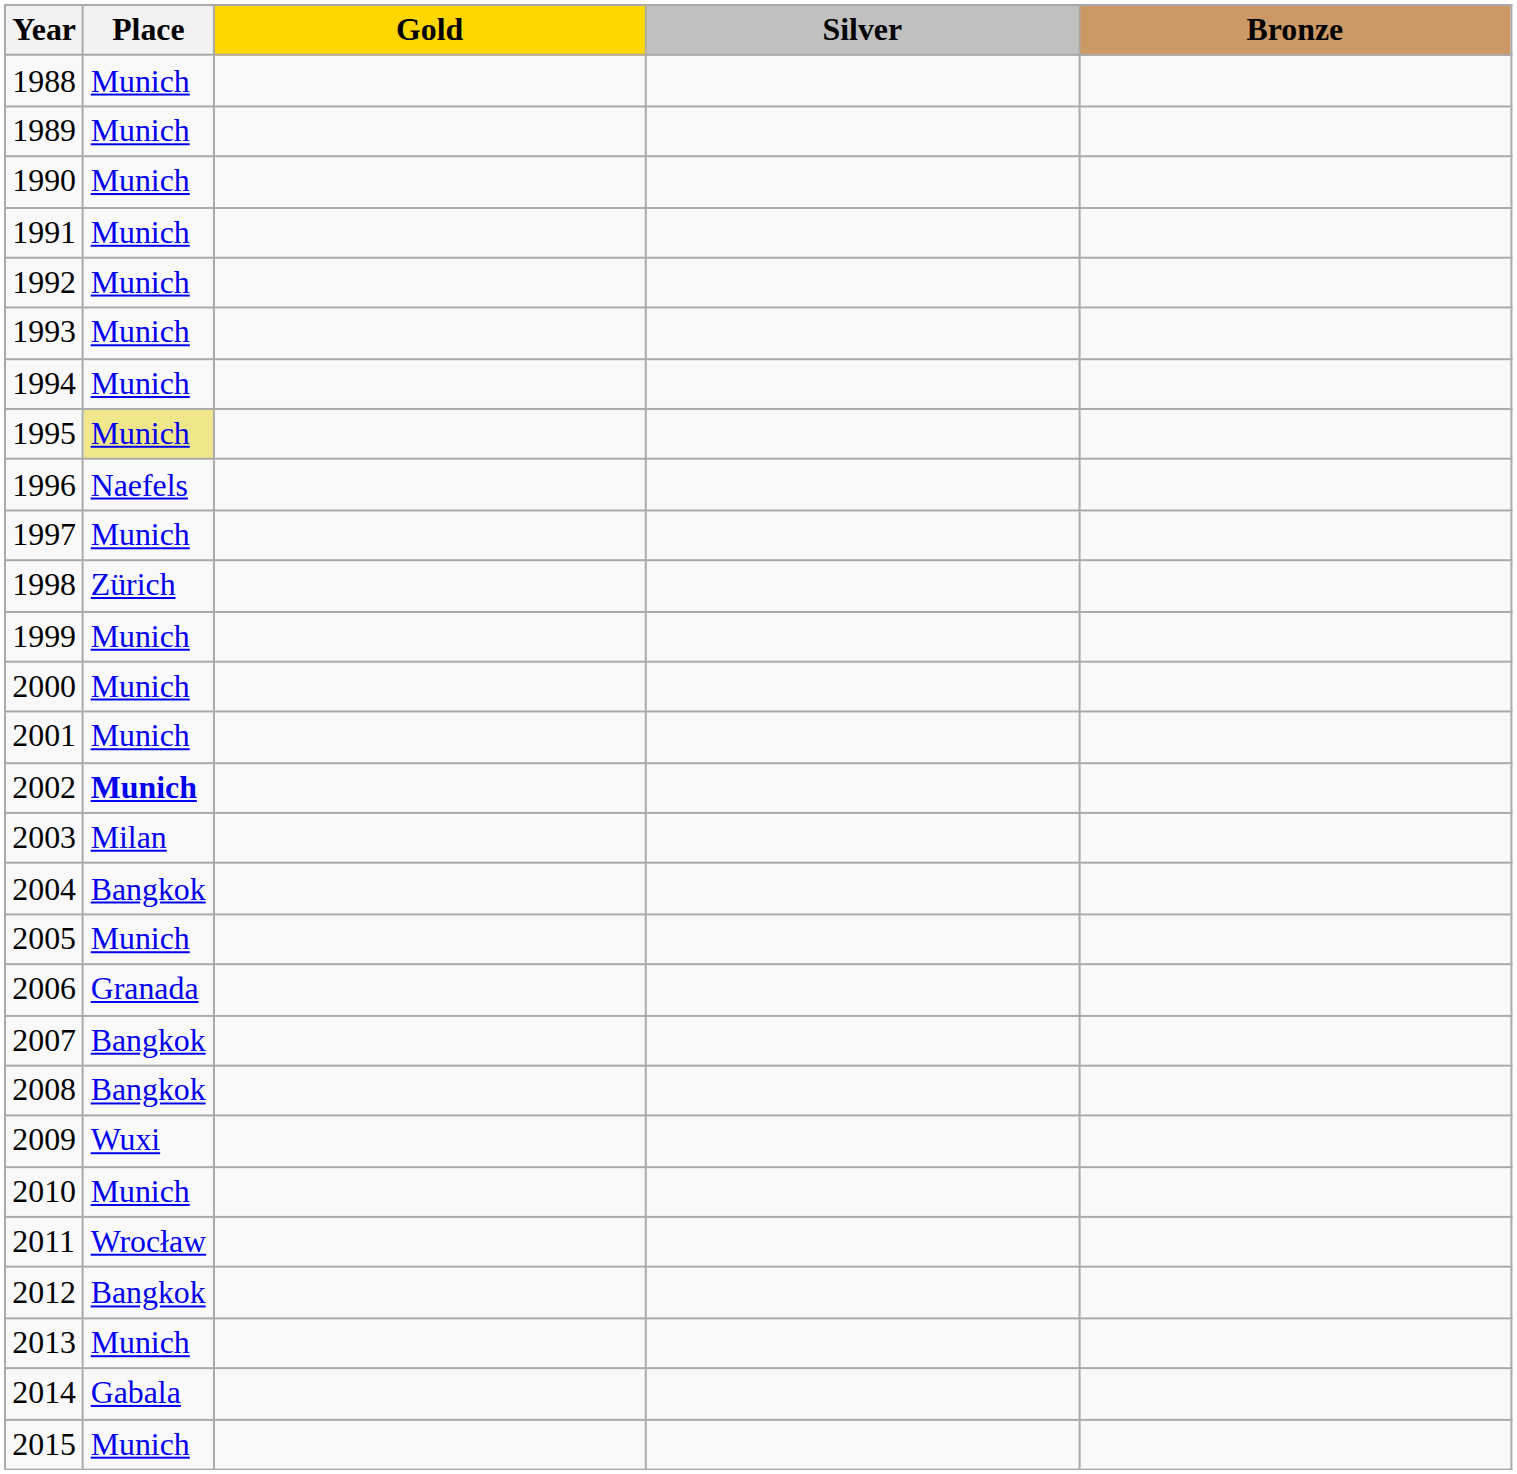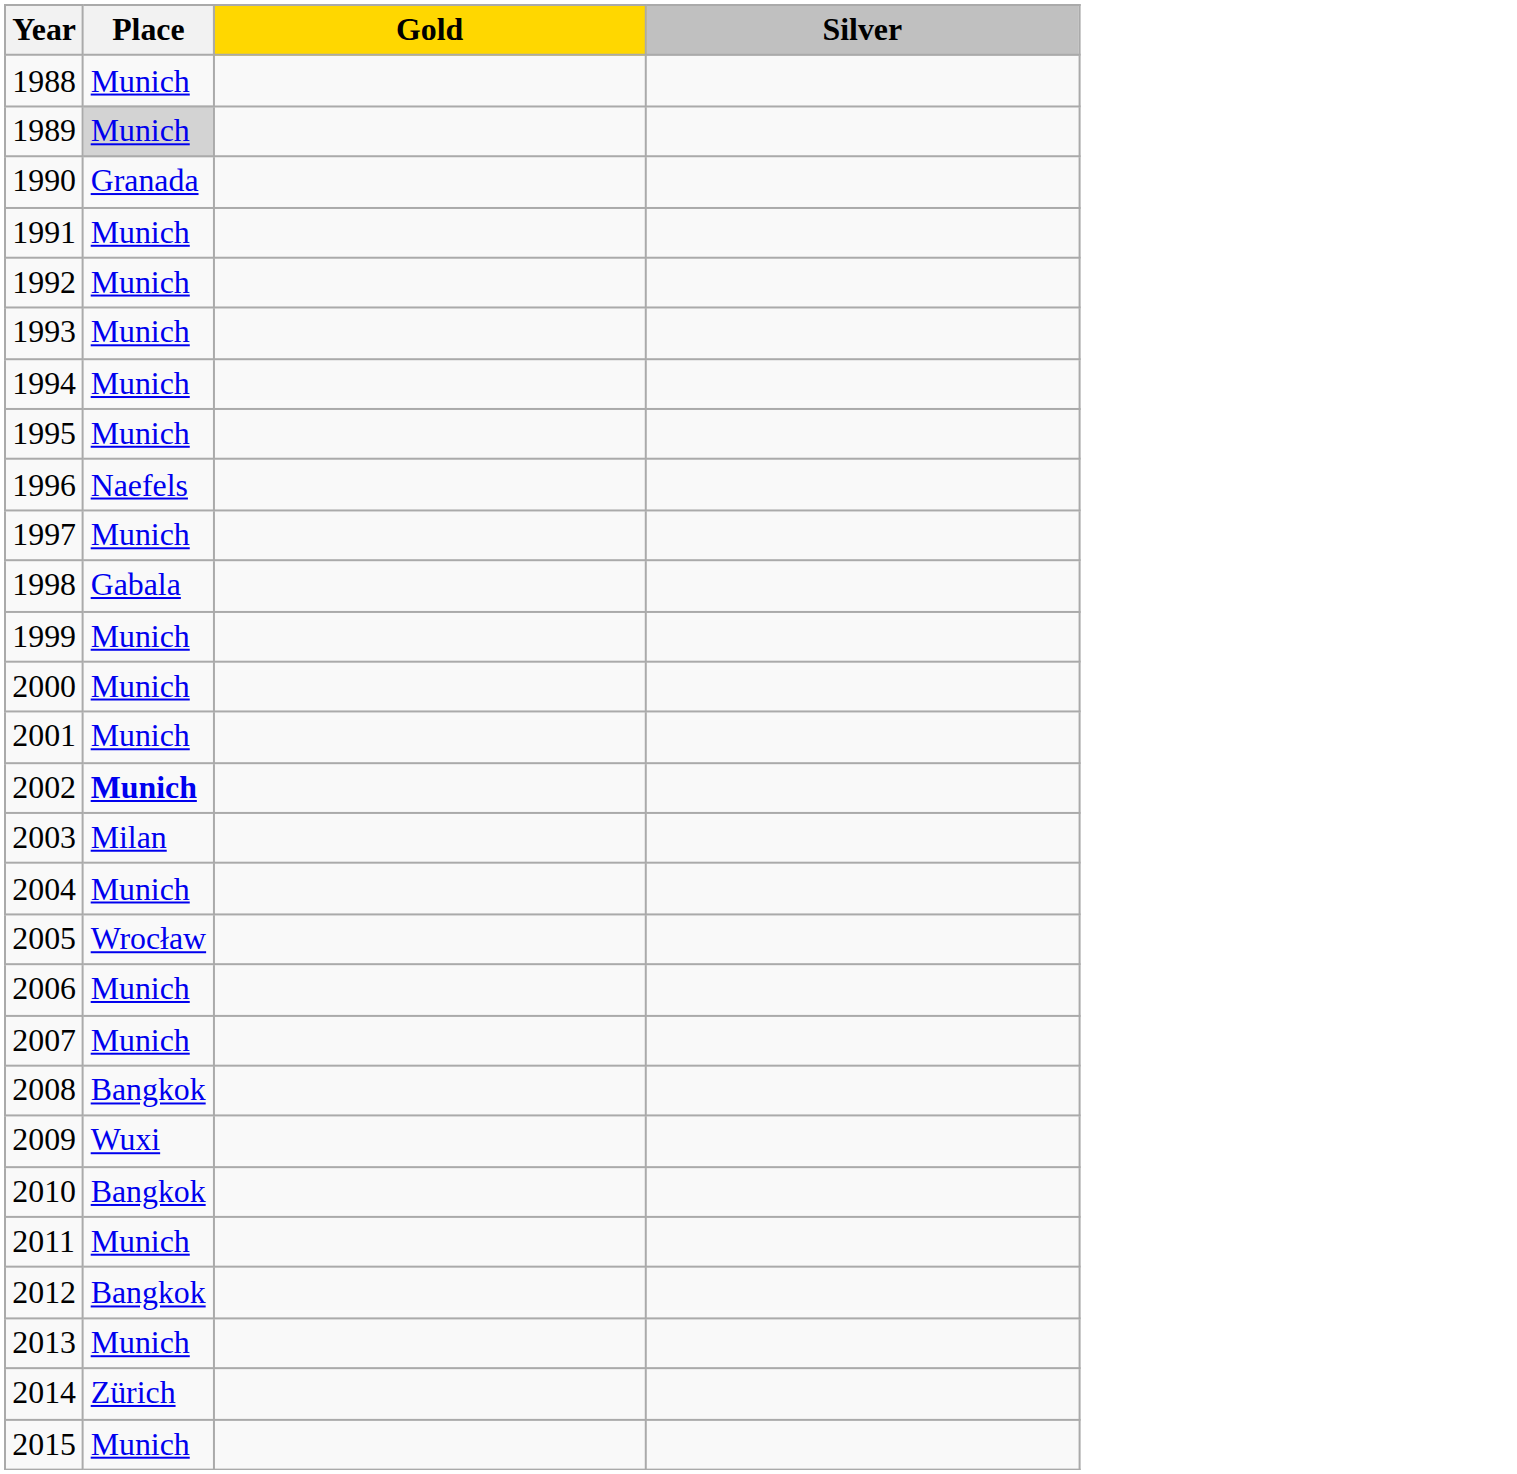- column: (1295, 29)
(140, 130) no background -> (140, 130) lightgrey background
(140, 181) Munich -> (145, 181) Granada
(140, 433) khaki background -> (140, 433) no background
(133, 585) Zürich -> (136, 585) Gabala
(148, 888) Bangkok -> (140, 888) Munich
(140, 938) Munich -> (148, 938) Wrocław
(145, 989) Granada -> (140, 989) Munich
(148, 1039) Bangkok -> (140, 1039) Munich
(140, 1191) Munich -> (148, 1191) Bangkok
(148, 1241) Wrocław -> (140, 1241) Munich
(136, 1393) Gabala -> (133, 1393) Zürich
